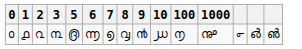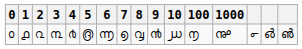+ column: (72, 14)
